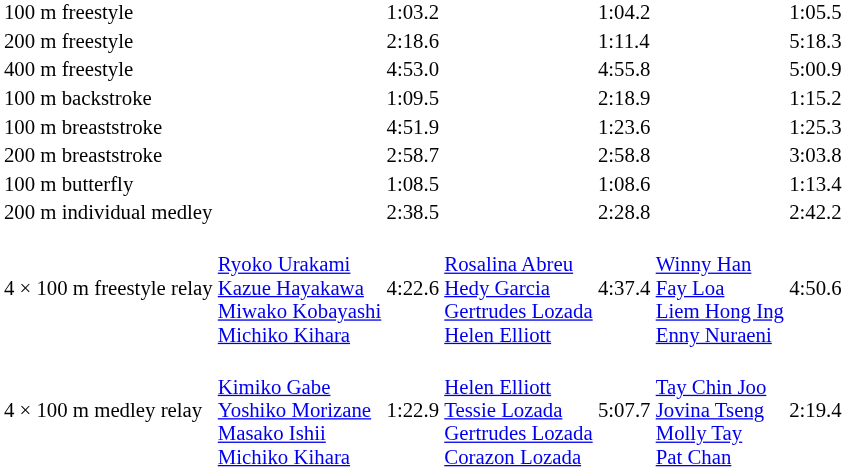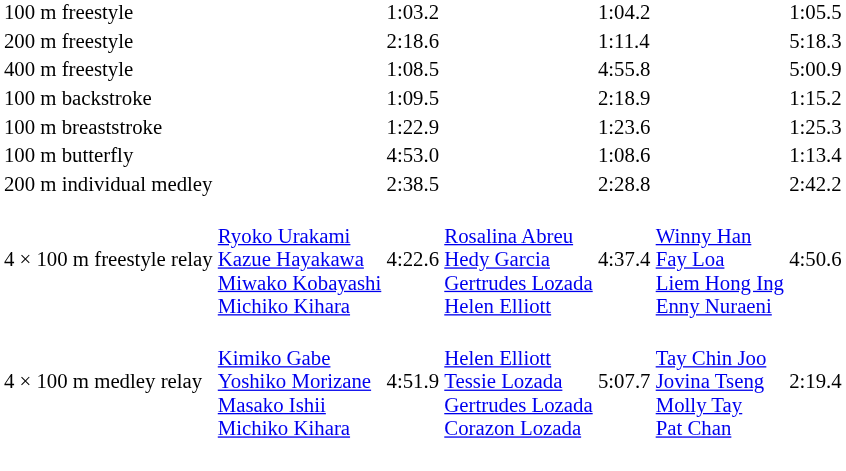(413, 69) 4:53.0 -> (413, 69) 1:08.5
(413, 126) 4:51.9 -> (413, 126) 1:22.9
- row: (83, 155)
(413, 184) 1:08.5 -> (413, 155) 4:53.0
(413, 410) 1:22.9 -> (413, 381) 4:51.9
